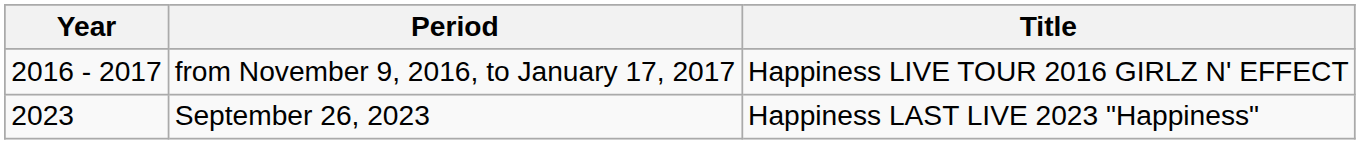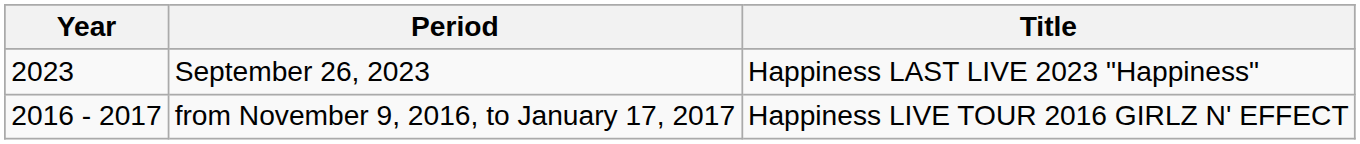rows swapped: (455, 71) <-> (302, 116)
